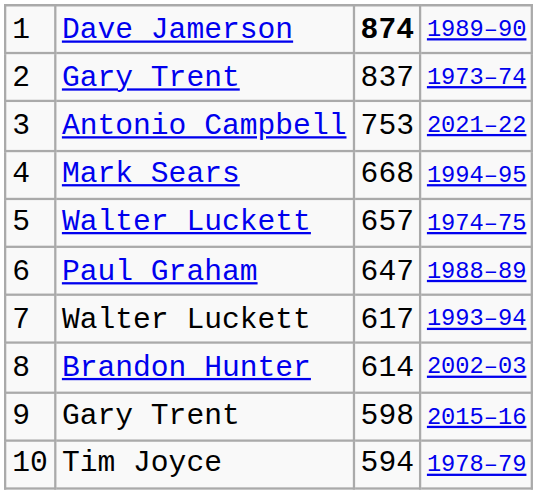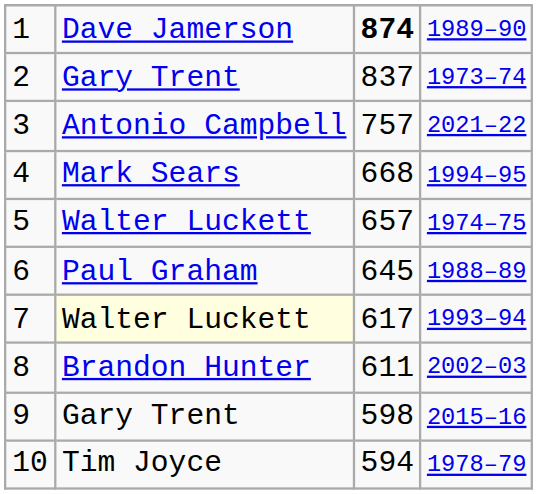(387, 126) 753 -> (387, 126) 757
(387, 271) 647 -> (387, 271) 645
(186, 319) no background -> (186, 319) lightyellow background
(387, 367) 614 -> (387, 367) 611
